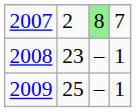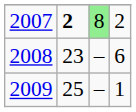(68, 21) normal -> (68, 21) bold
(120, 21) 7 -> (120, 21) 2
(120, 55) 1 -> (120, 55) 6
